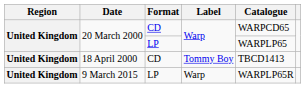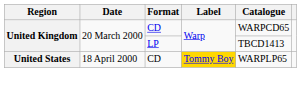(263, 43) WARPLP65 -> (261, 43) TBCD1413
(42, 59) United Kingdom -> (42, 59) United States
(209, 59) no background -> (209, 59) gold background
(261, 59) TBCD1413 -> (263, 59) WARPLP65
- row: (110, 75)
